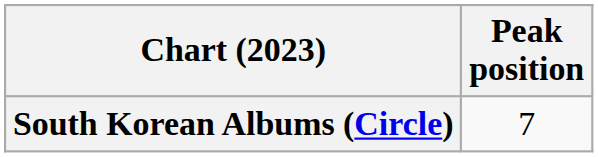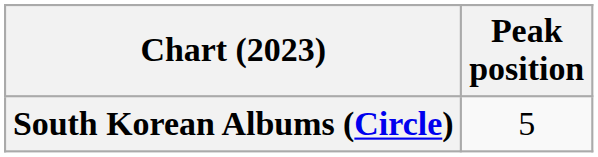(527, 123) 7 -> (527, 123) 5
